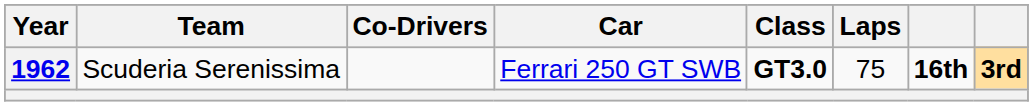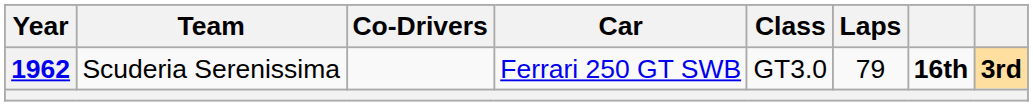(790, 68) bold -> (790, 68) normal
(870, 68) 75 -> (870, 68) 79
